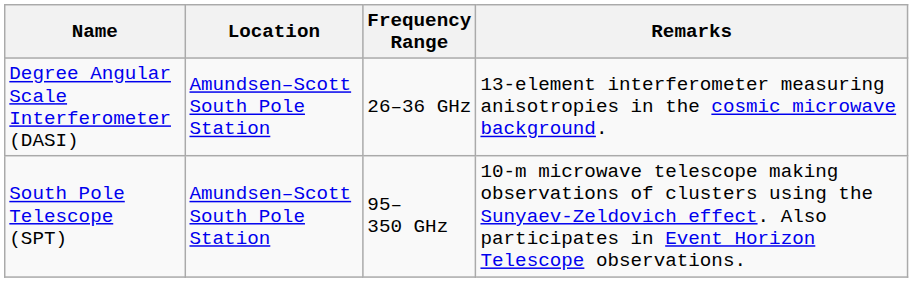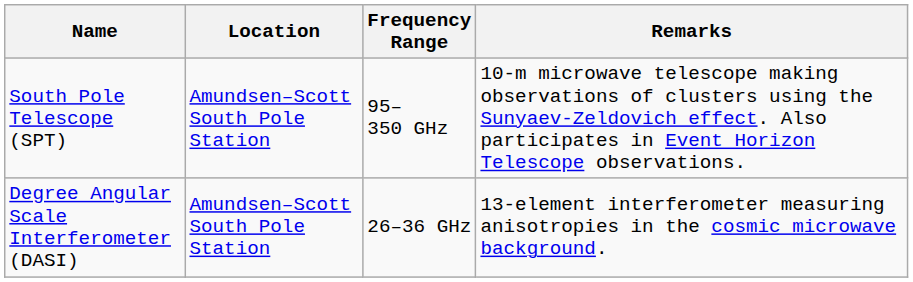rows swapped: (90, 107) <-> (67, 216)
